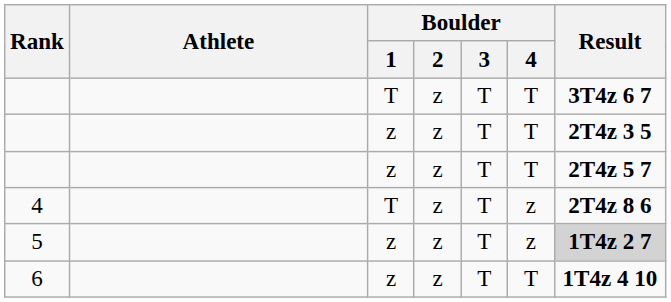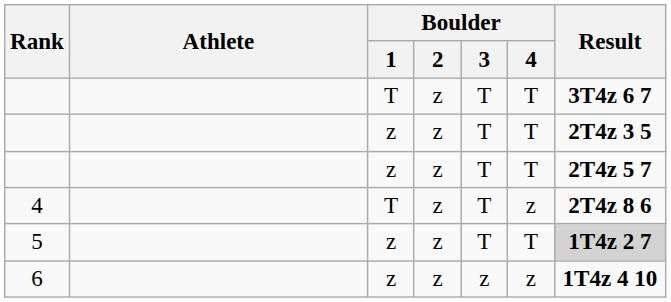(531, 242) z -> (531, 242) T
(484, 278) T -> (484, 278) z
(531, 278) T -> (531, 278) z
